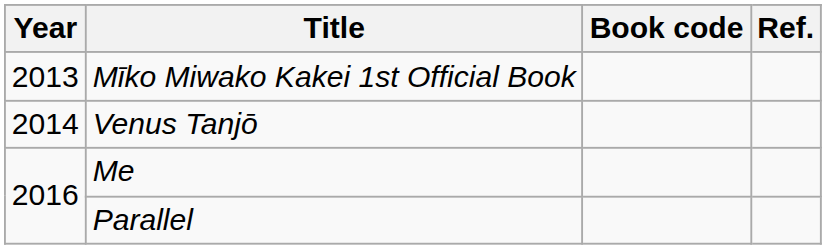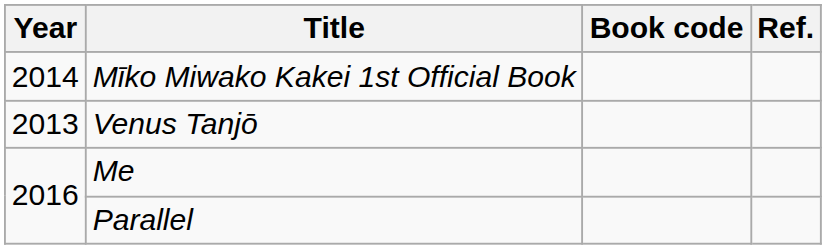(45, 76) 2013 -> (45, 76) 2014
(45, 123) 2014 -> (45, 123) 2013
